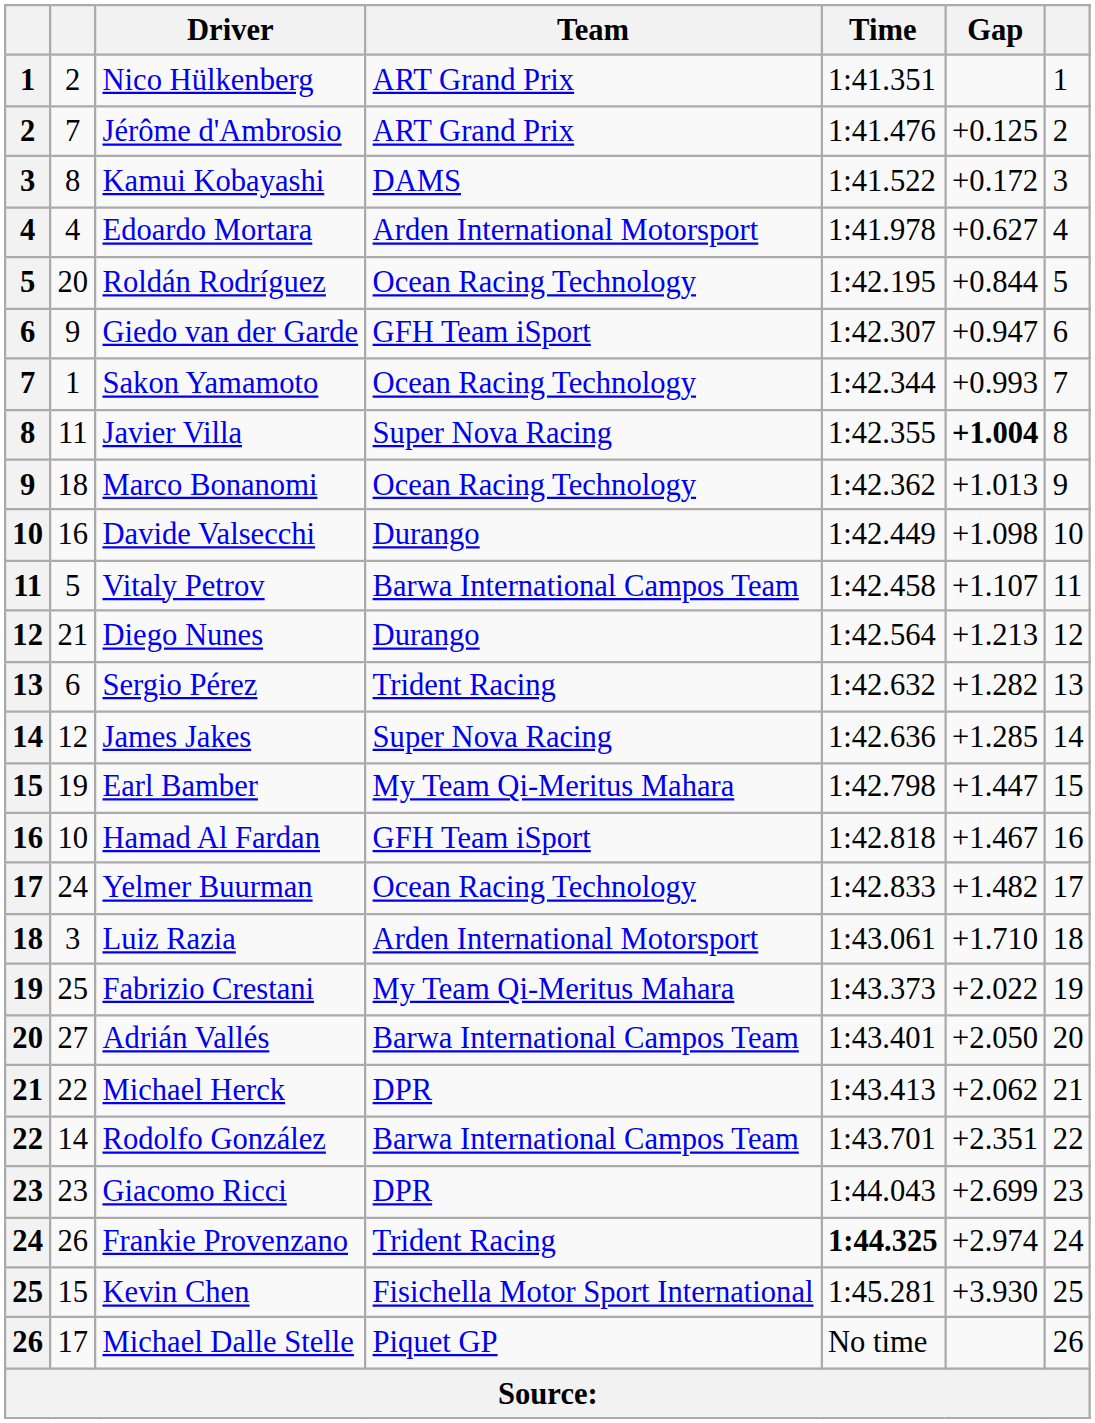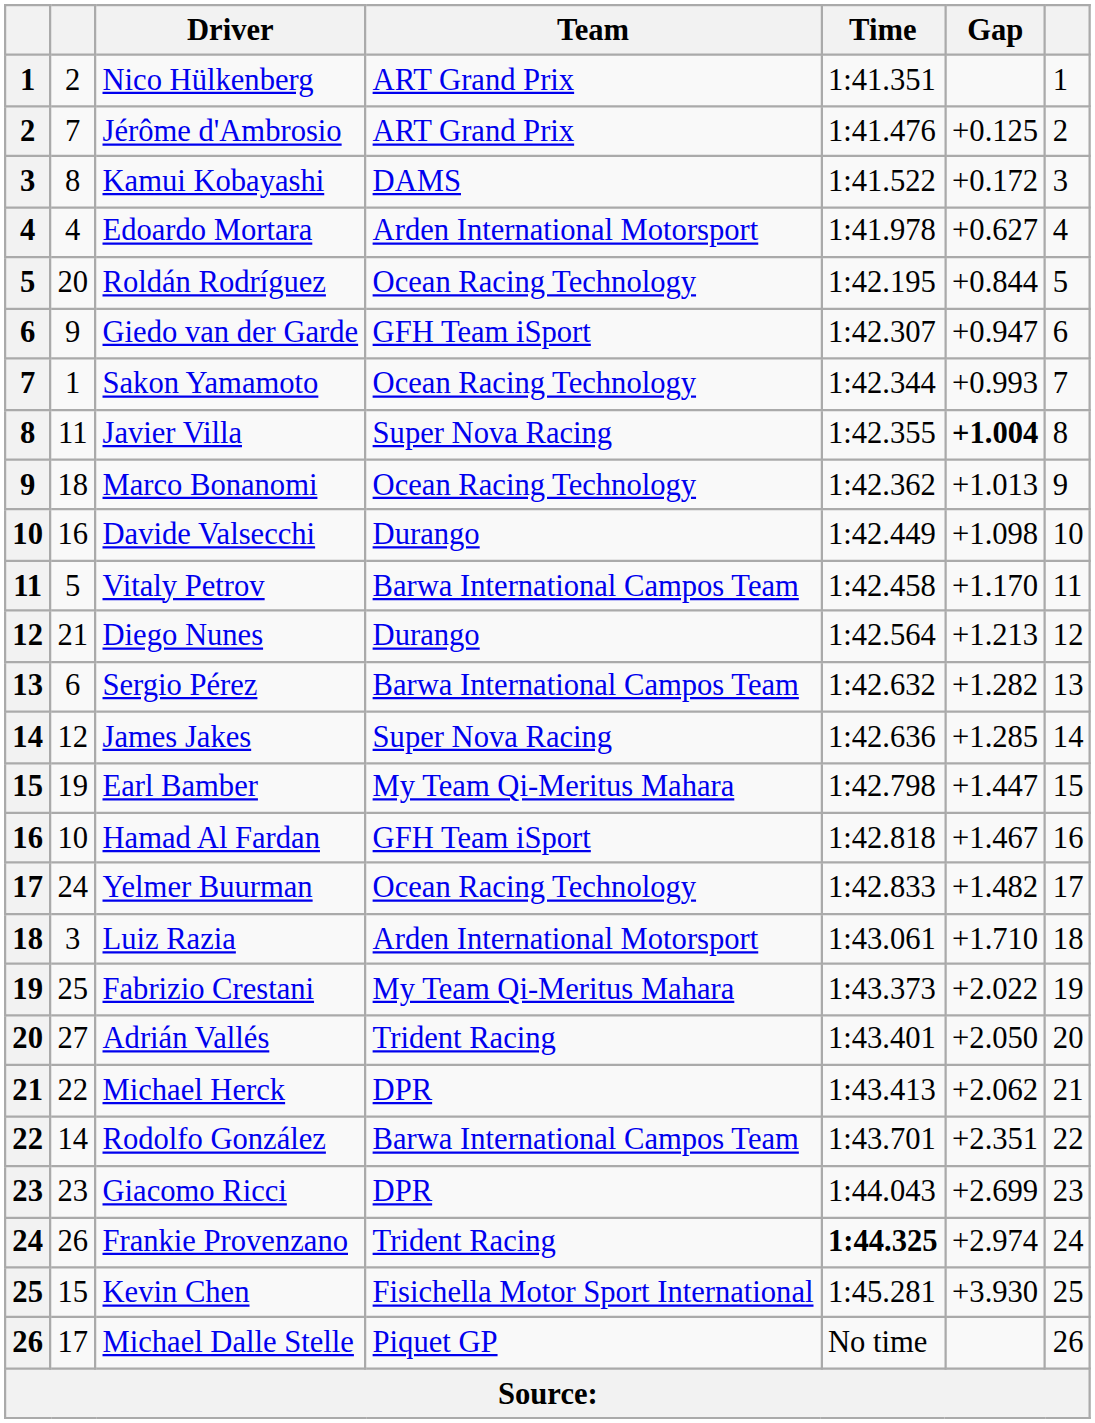(995, 584) +1.107 -> (995, 584) +1.170
(464, 685) Trident Racing -> (586, 685) Barwa International Campos Team
(586, 1039) Barwa International Campos Team -> (464, 1039) Trident Racing
